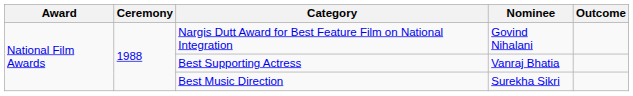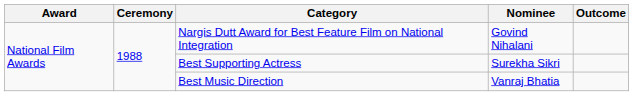(525, 63) Vanraj Bhatia -> (525, 63) Surekha Sikri
(525, 81) Surekha Sikri -> (525, 81) Vanraj Bhatia
